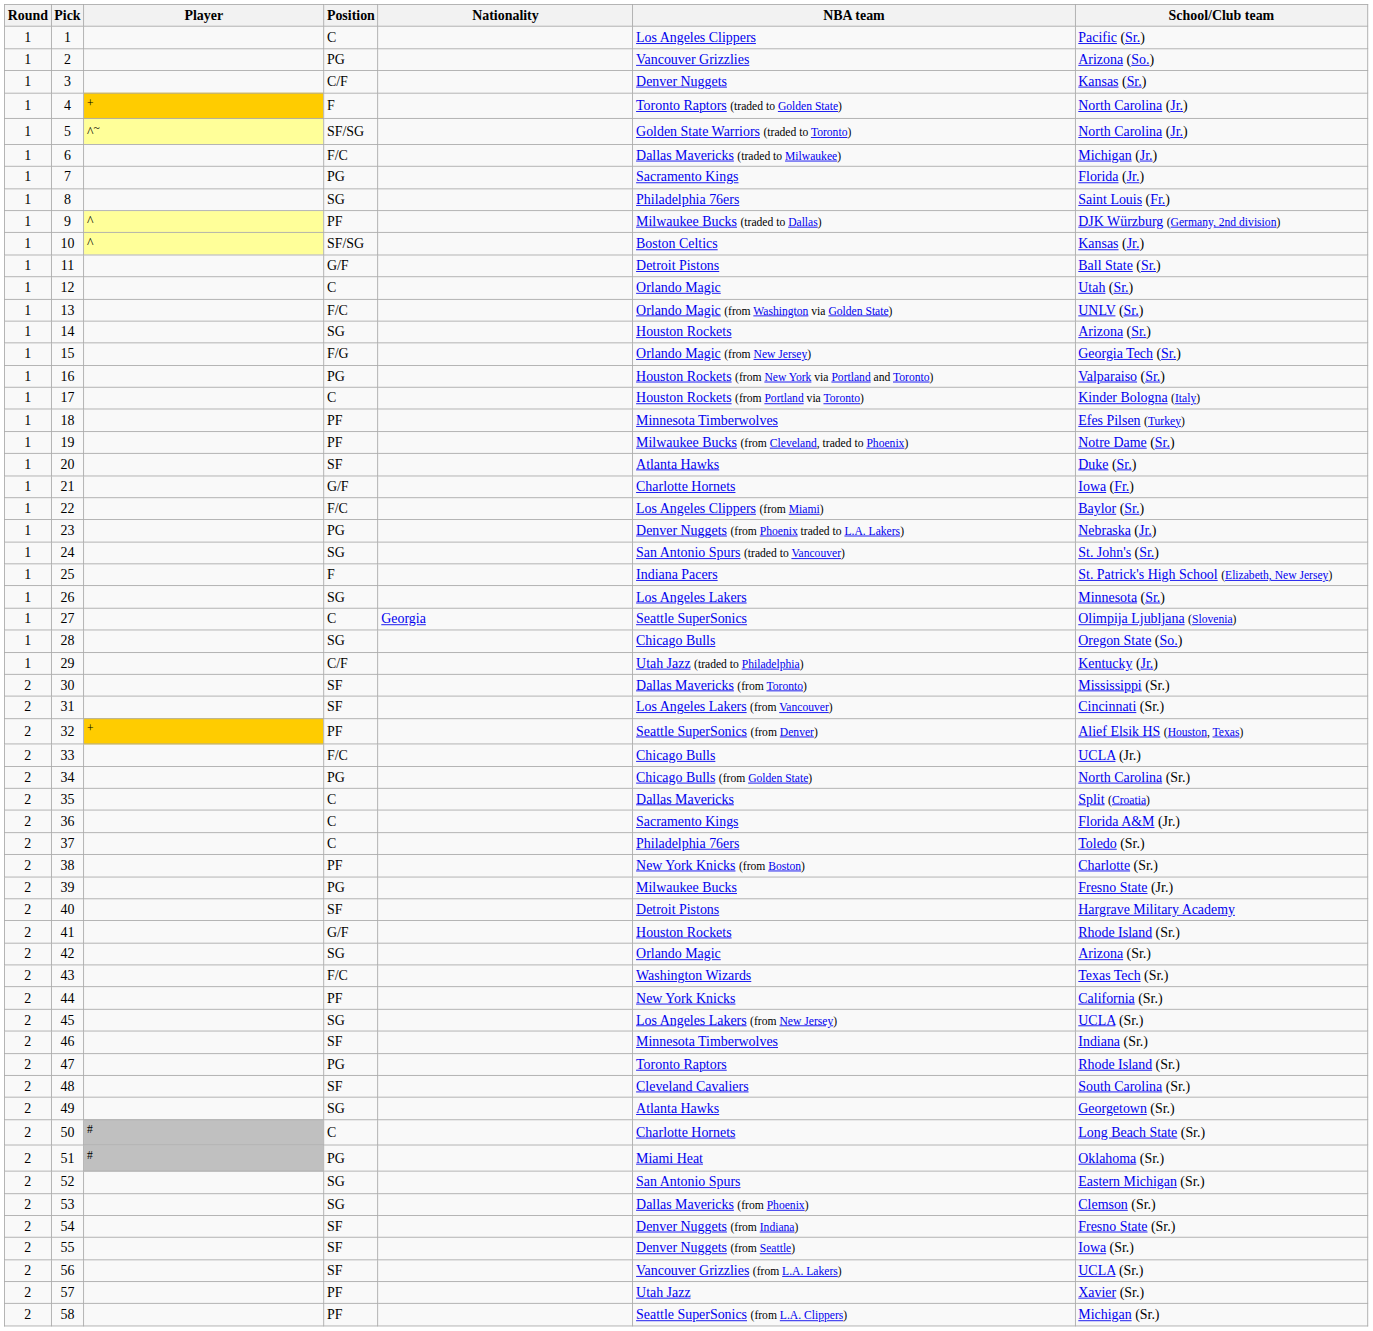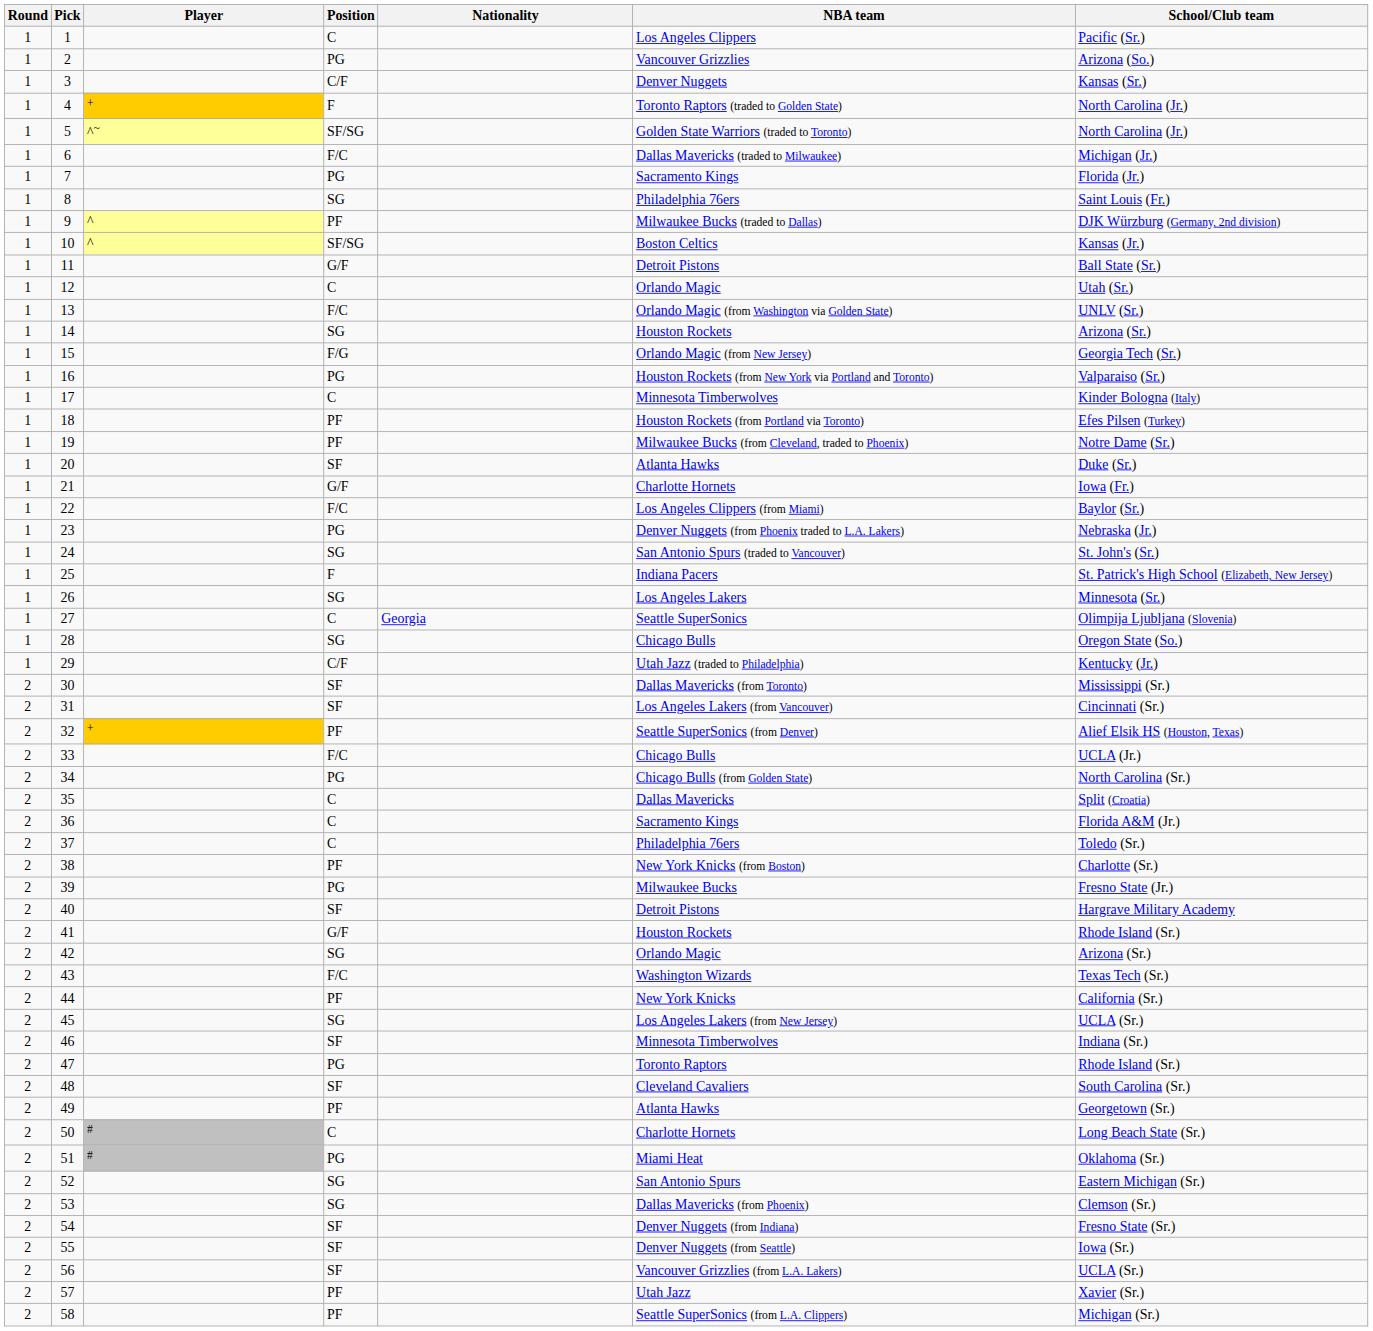(750, 398) Houston Rockets (from Portland via Toronto) -> (707, 398) Minnesota Timberwolves
(707, 420) Minnesota Timberwolves -> (750, 420) Houston Rockets (from Portland via Toronto)
(336, 1108) SG -> (335, 1108) PF
